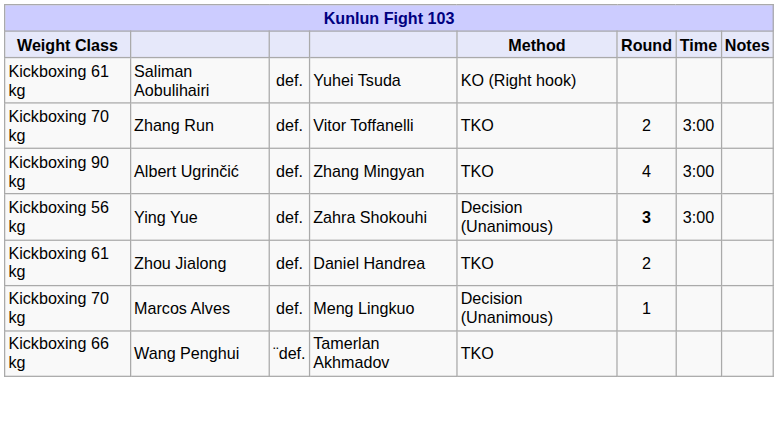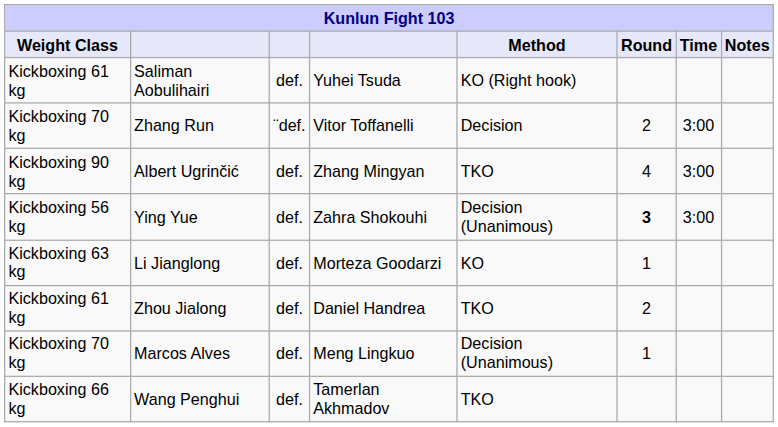(289, 126) def. -> (289, 126) ¨def.
(477, 126) TKO -> (492, 126) Decision
+ row: (177, 262)
(289, 353) ¨def. -> (289, 399) def.
